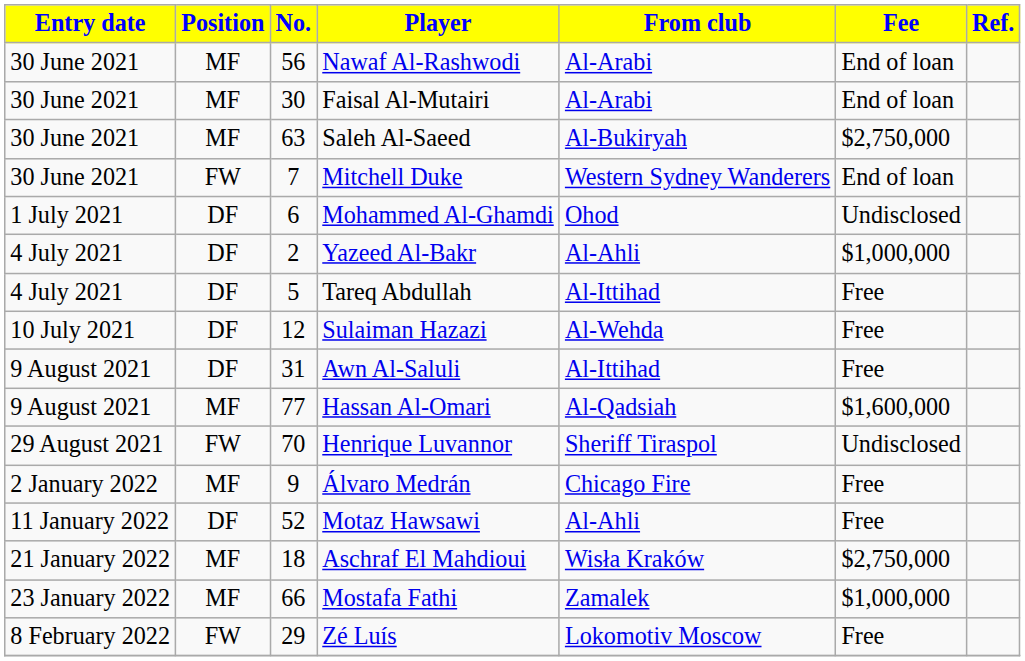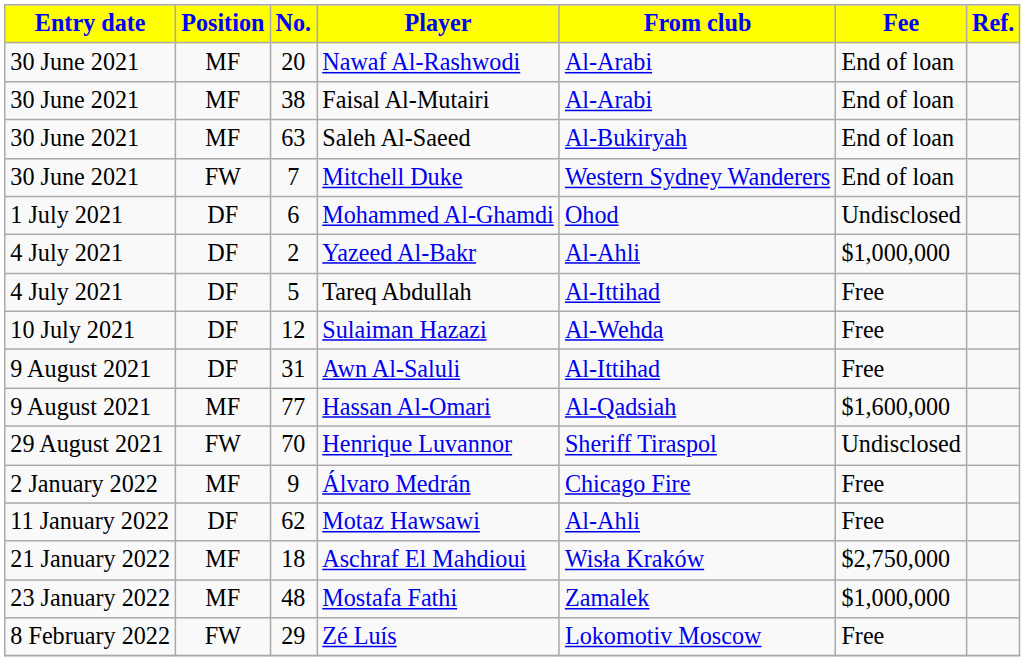(293, 61) 56 -> (293, 61) 20
(293, 100) 30 -> (293, 100) 38
(896, 138) $2,750,000 -> (898, 138) End of loan
(293, 521) 52 -> (293, 521) 62
(293, 598) 66 -> (293, 598) 48
